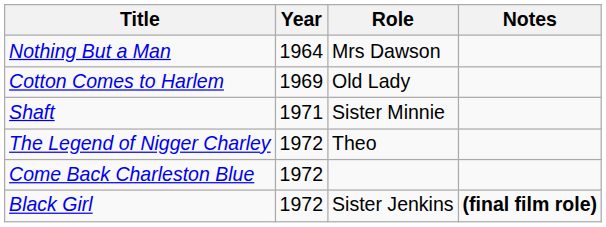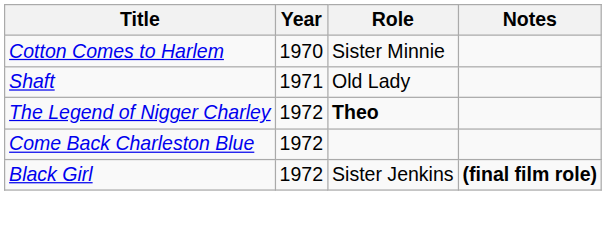- row: (90, 50)
(301, 81) 1969 -> (301, 50) 1970
(371, 81) Old Lady -> (388, 50) Sister Minnie
(388, 112) Sister Minnie -> (371, 81) Old Lady
(354, 143) normal -> (355, 112) bold
